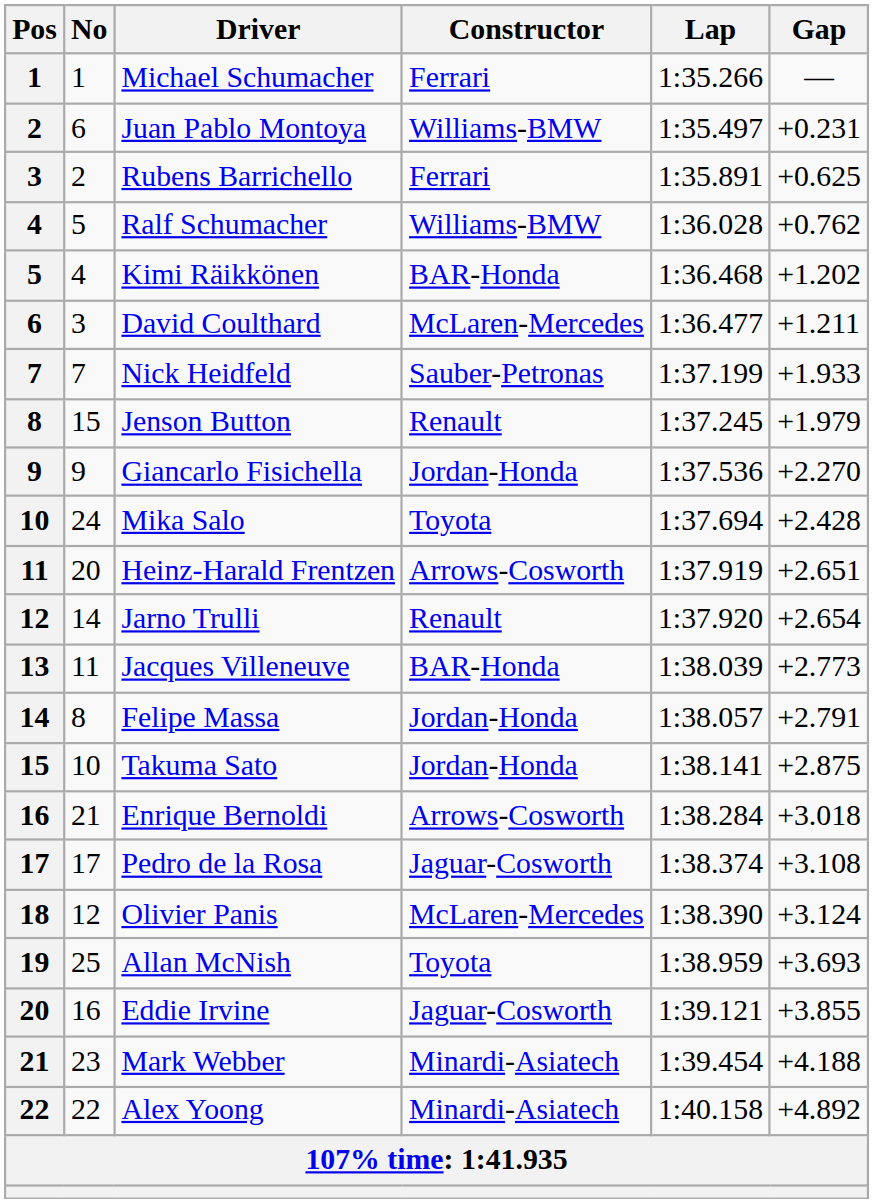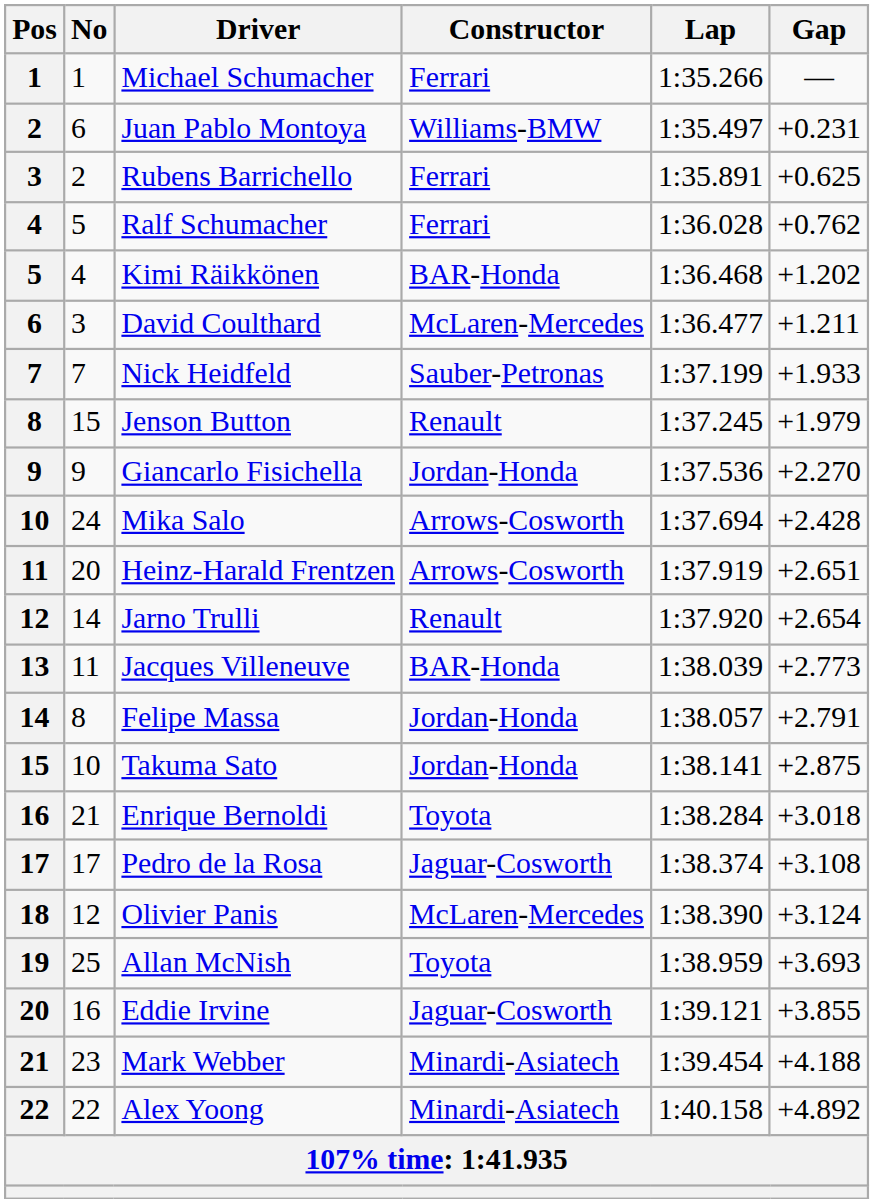(505, 225) Williams-BMW -> (450, 225) Ferrari
(450, 520) Toyota -> (517, 520) Arrows-Cosworth
(517, 814) Arrows-Cosworth -> (450, 814) Toyota
